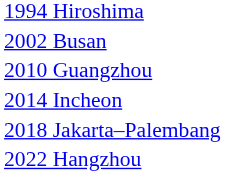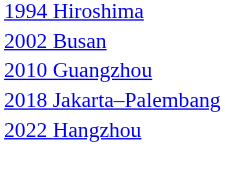- row: (63, 100)
